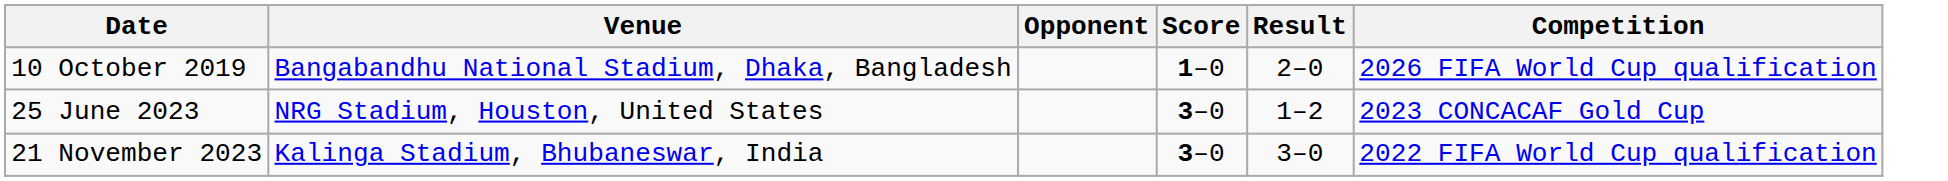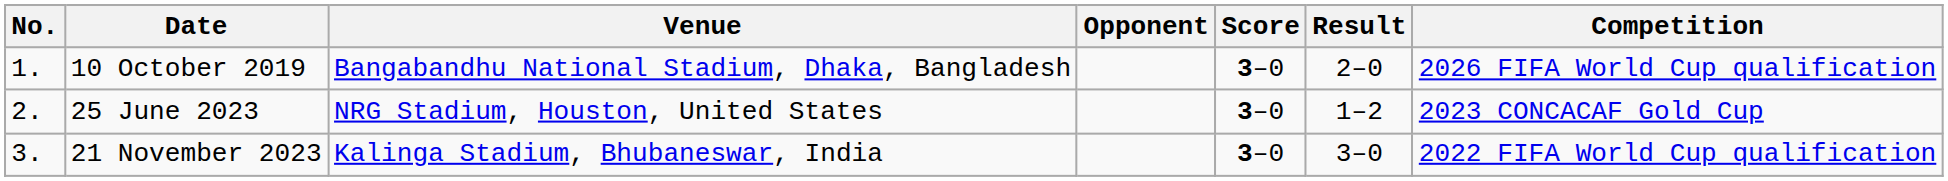+ column: (35, 26)
(1201, 69) 1–0 -> (1261, 69) 3–0
